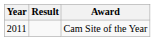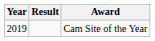(17, 28) 2011 -> (17, 28) 2019
